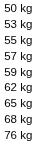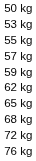+ row: (18, 135)
